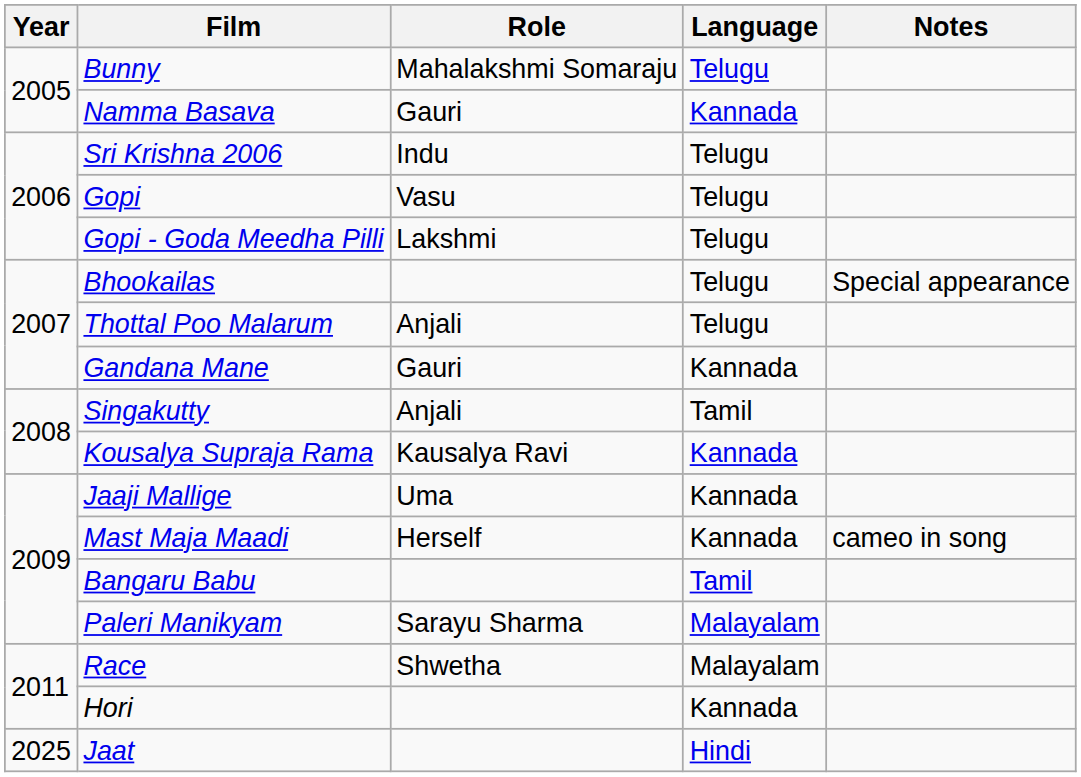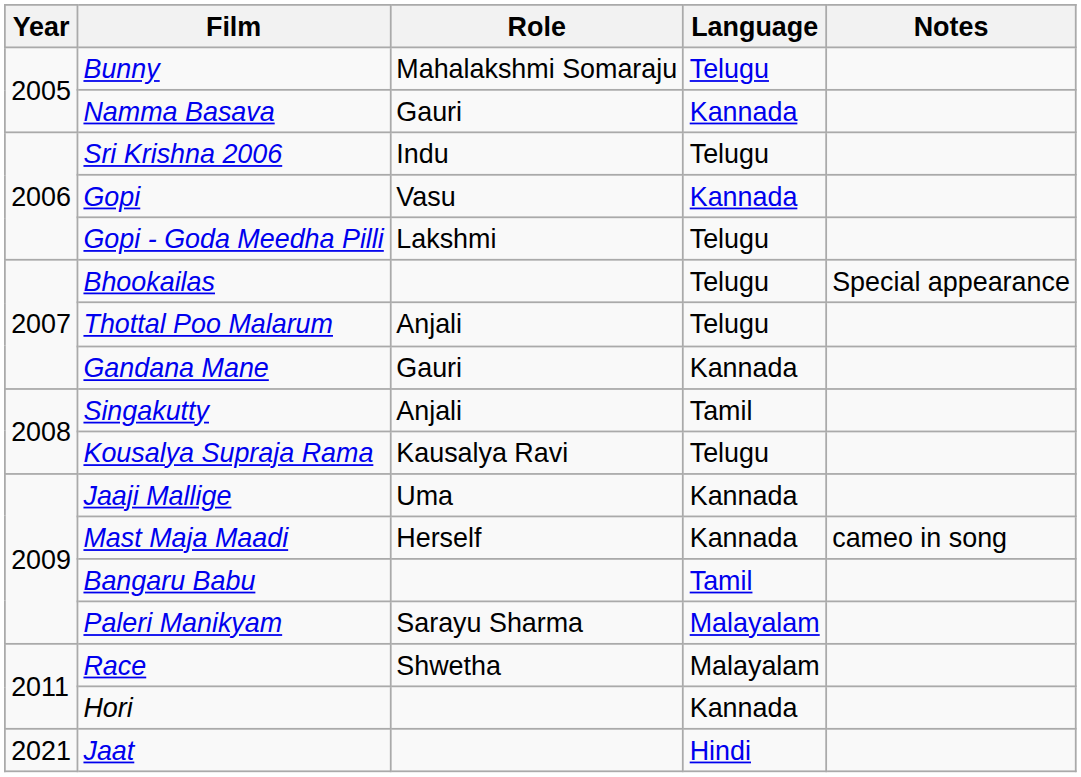(729, 197) Telugu -> (744, 197) Kannada
(744, 452) Kannada -> (729, 452) Telugu
(41, 750) 2025 -> (41, 750) 2021
